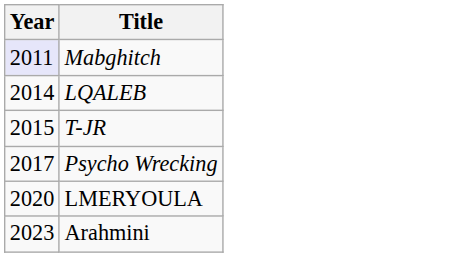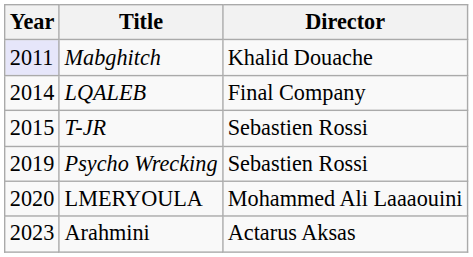+ column: (345, 22)
(32, 163) 2017 -> (32, 163) 2019
